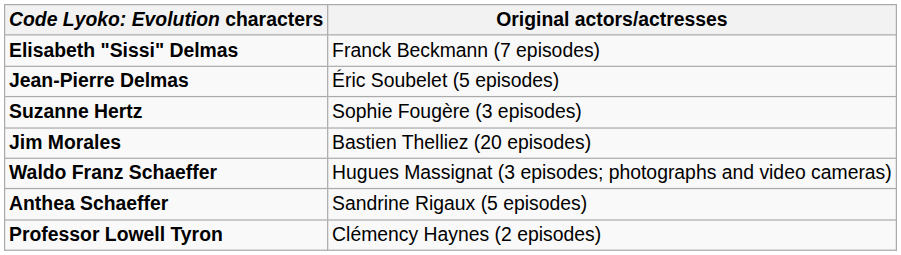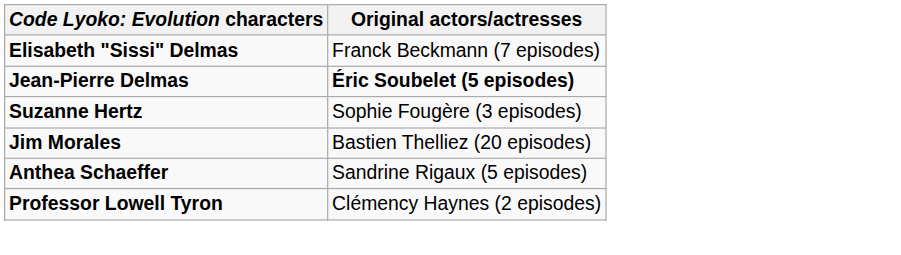(446, 81) normal -> (453, 81) bold
- row: (113, 173)
